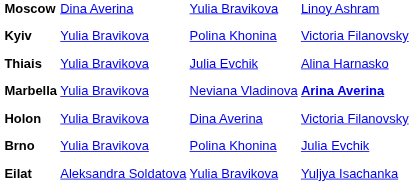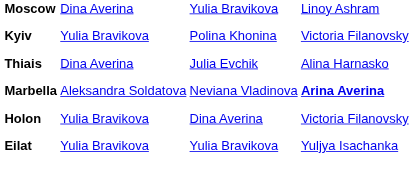(105, 63) Yulia Bravikova -> (97, 63) Dina Averina
(105, 91) Yulia Bravikova -> (123, 91) Aleksandra Soldatova
- row: (20, 146)
(123, 173) Aleksandra Soldatova -> (105, 146) Yulia Bravikova
